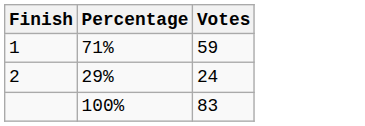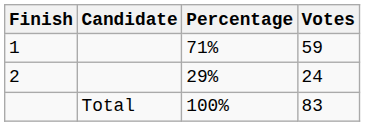+ column: (130, 19)
